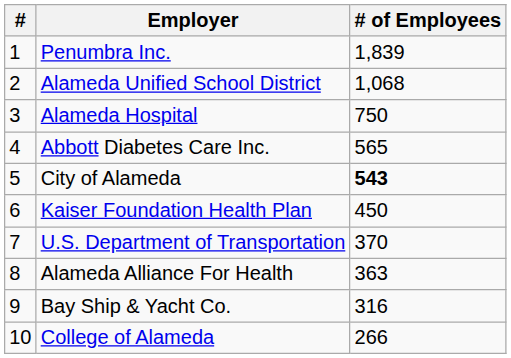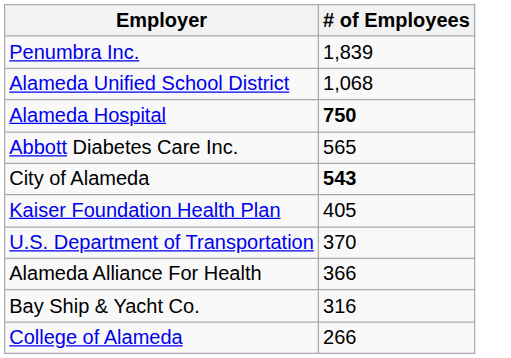- column: (20, 20)
(371, 115) normal -> (340, 115) bold
(371, 210) 450 -> (340, 210) 405
(371, 274) 363 -> (340, 274) 366
